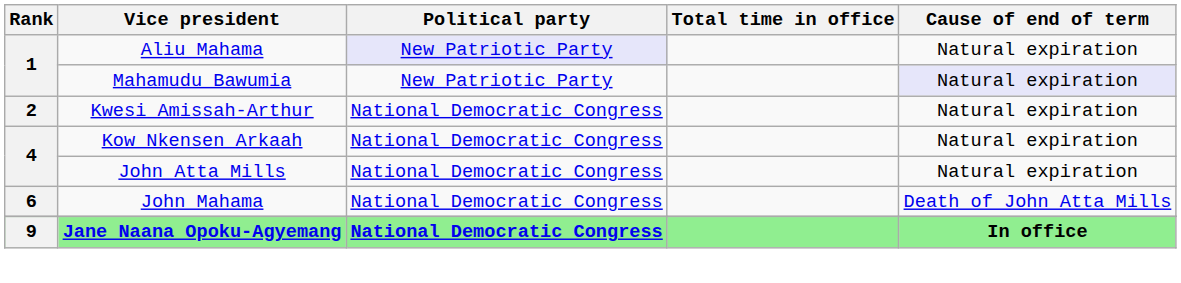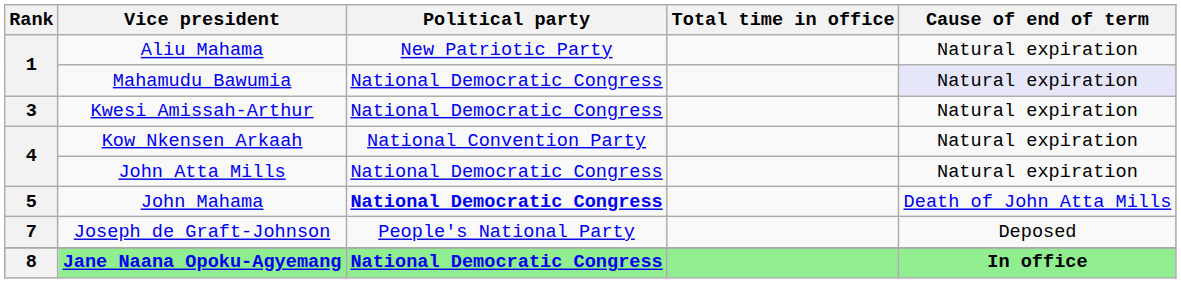(507, 50) lavender background -> (507, 50) no background
(507, 80) New Patriotic Party -> (507, 80) National Democratic Congress
(31, 111) 2 -> (31, 111) 3
(507, 141) National Democratic Congress -> (507, 141) National Convention Party
(31, 202) 6 -> (31, 202) 5
(507, 202) normal -> (507, 202) bold
+ row: (202, 232)
(31, 232) 9 -> (31, 262) 8
